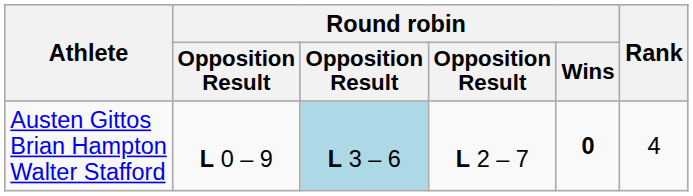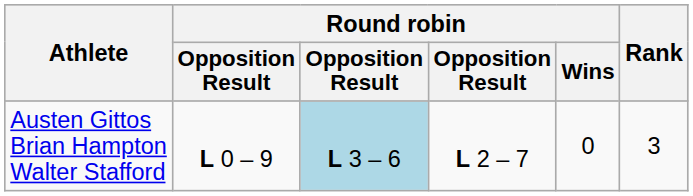(588, 146) bold -> (588, 146) normal
(654, 146) 4 -> (654, 146) 3
